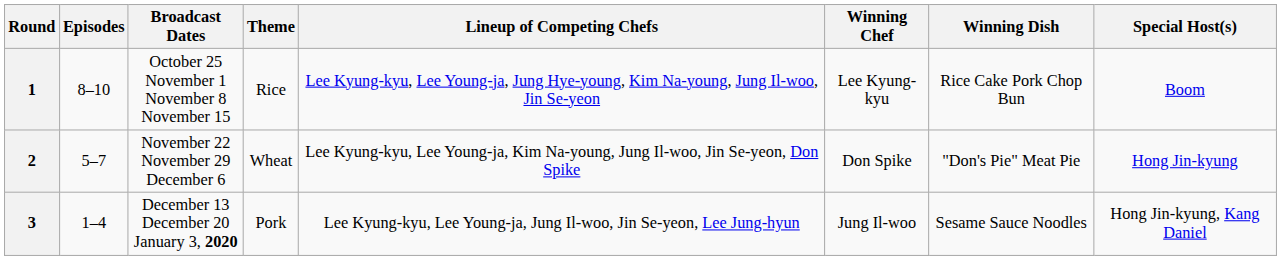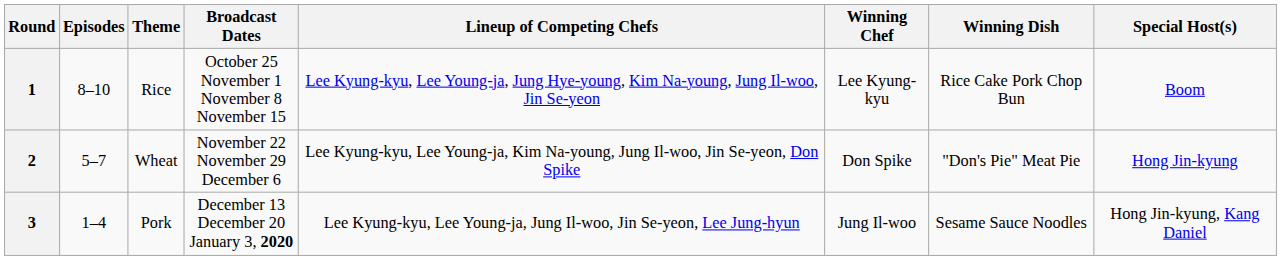columns swapped: (186, 26) <-> (271, 26)
